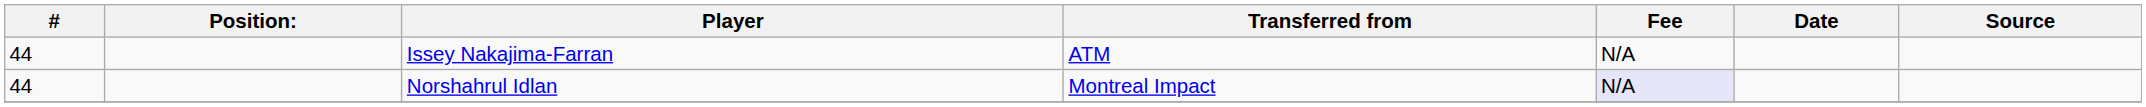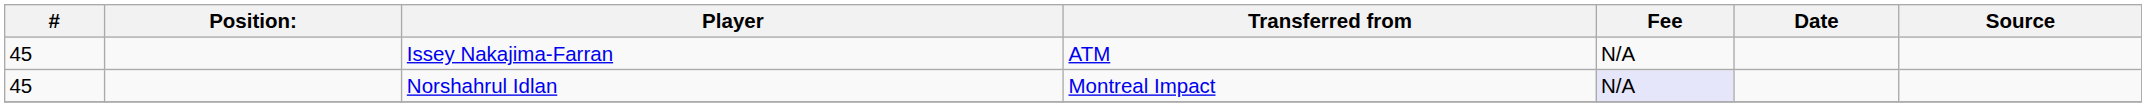(21, 54) 44 -> (21, 54) 45
(21, 86) 44 -> (21, 86) 45
